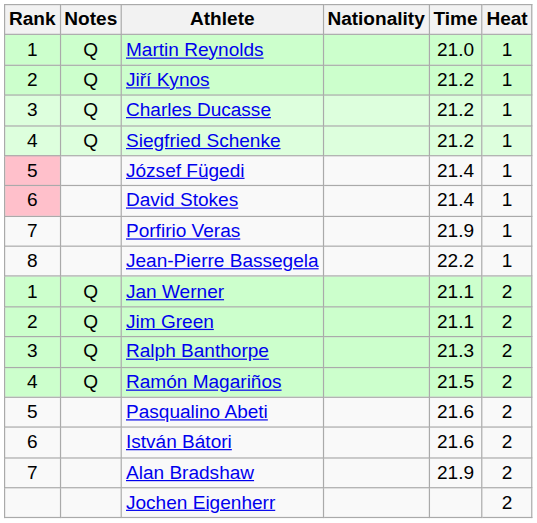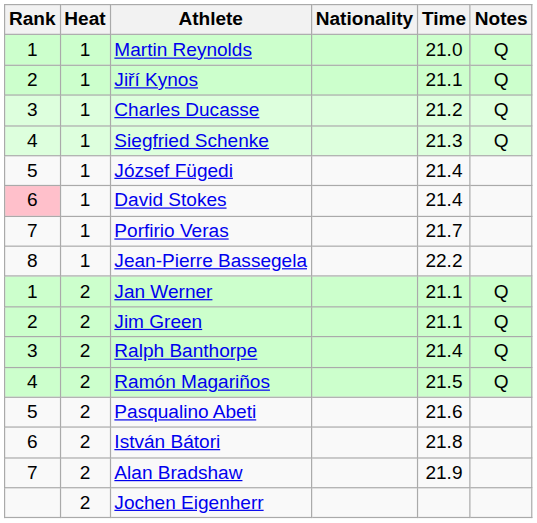columns swapped: (507, 19) <-> (91, 19)
(456, 79) 21.2 -> (444, 79) 21.1
(456, 140) 21.2 -> (444, 140) 21.3
(32, 170) pink background -> (32, 170) no background
(456, 230) 21.9 -> (444, 230) 21.7
(456, 351) 21.3 -> (444, 351) 21.4
(456, 442) 21.6 -> (444, 442) 21.8
